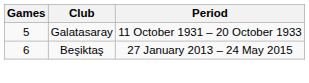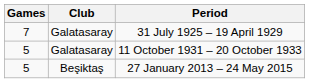+ row: (210, 31)
(26, 50) 6 -> (26, 68) 5
